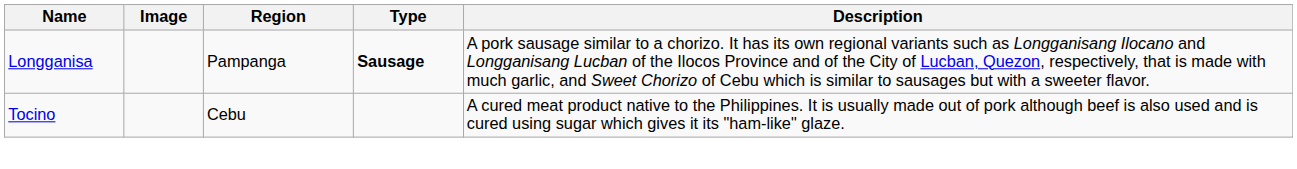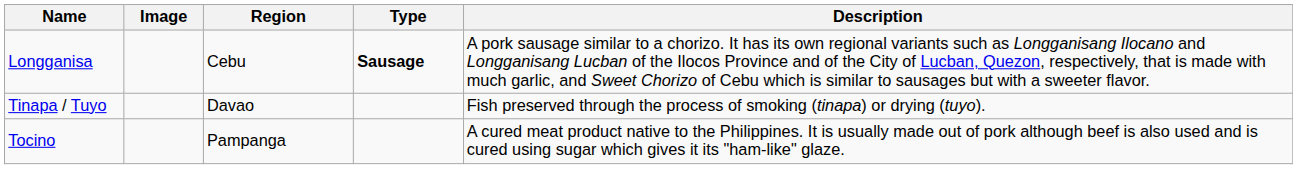(246, 61) Pampanga -> (226, 61) Cebu
+ row: (57, 105)
(226, 115) Cebu -> (246, 140) Pampanga
